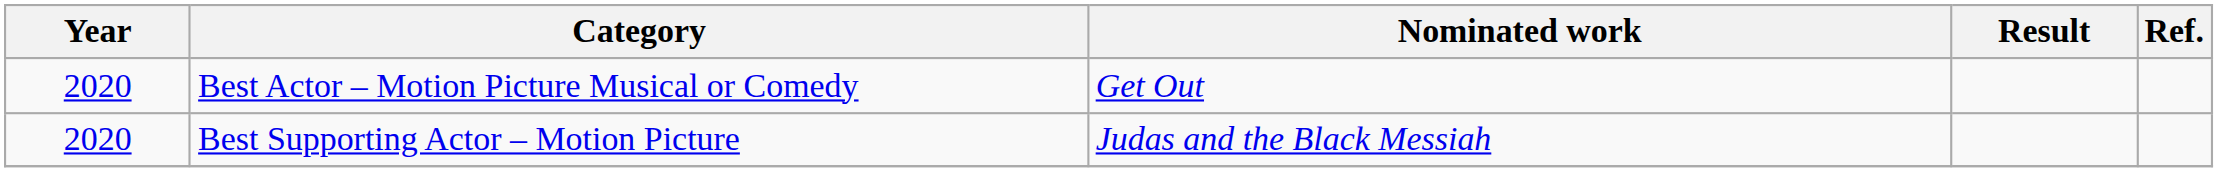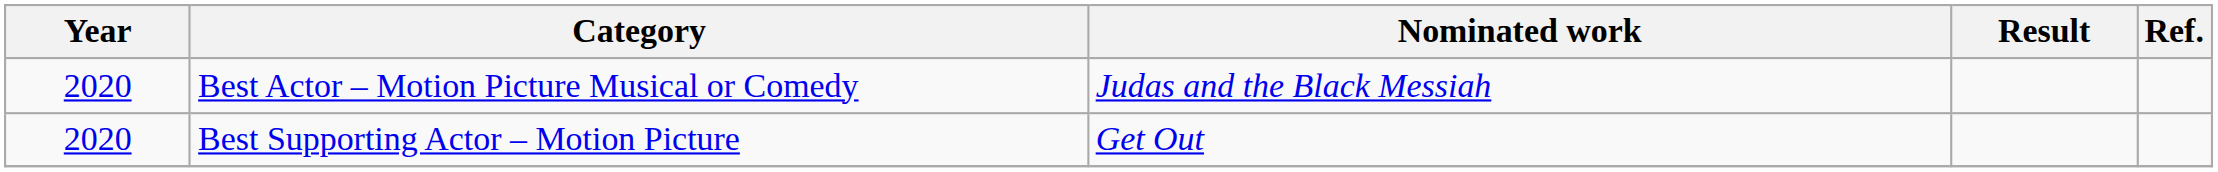(1150, 85) Get Out -> (1293, 85) Judas and the Black Messiah
(1293, 138) Judas and the Black Messiah -> (1150, 138) Get Out
